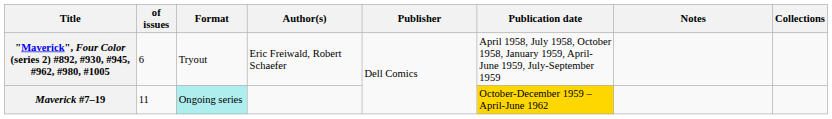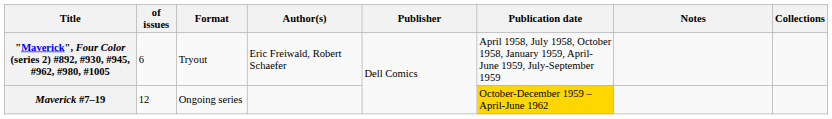(144, 99) 11 -> (144, 99) 12
(211, 99) paleturquoise background -> (211, 99) no background
